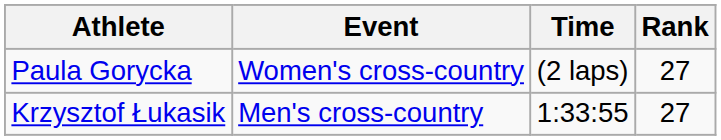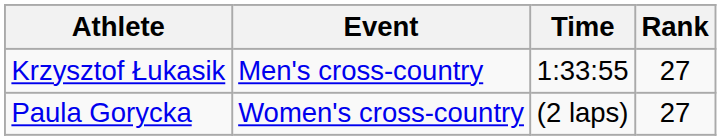rows swapped: (118, 114) <-> (102, 71)
